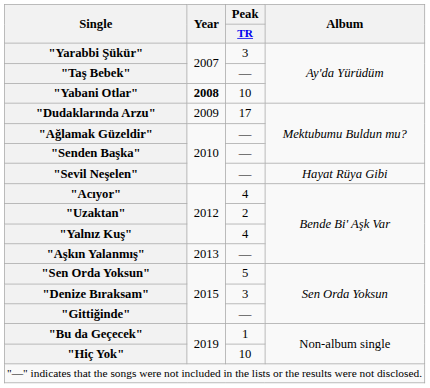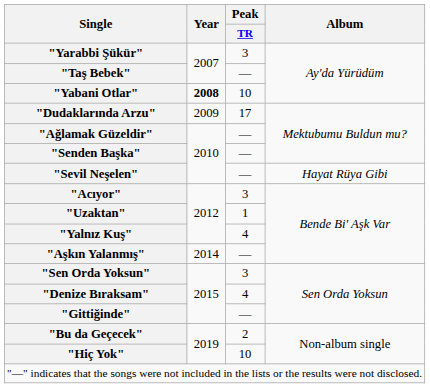(245, 193) 4 -> (245, 193) 3
(245, 213) 2 -> (245, 213) 1
(206, 253) 2013 -> (206, 253) 2014
(245, 273) 5 -> (245, 273) 3
(245, 293) 3 -> (245, 293) 4
(245, 333) 1 -> (245, 333) 2
